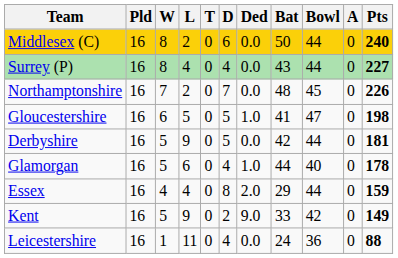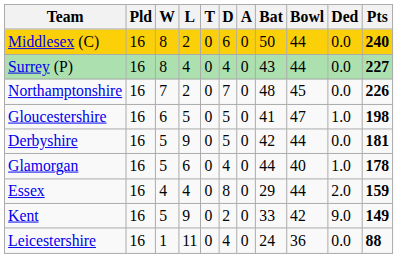columns swapped: (353, 16) <-> (254, 16)
